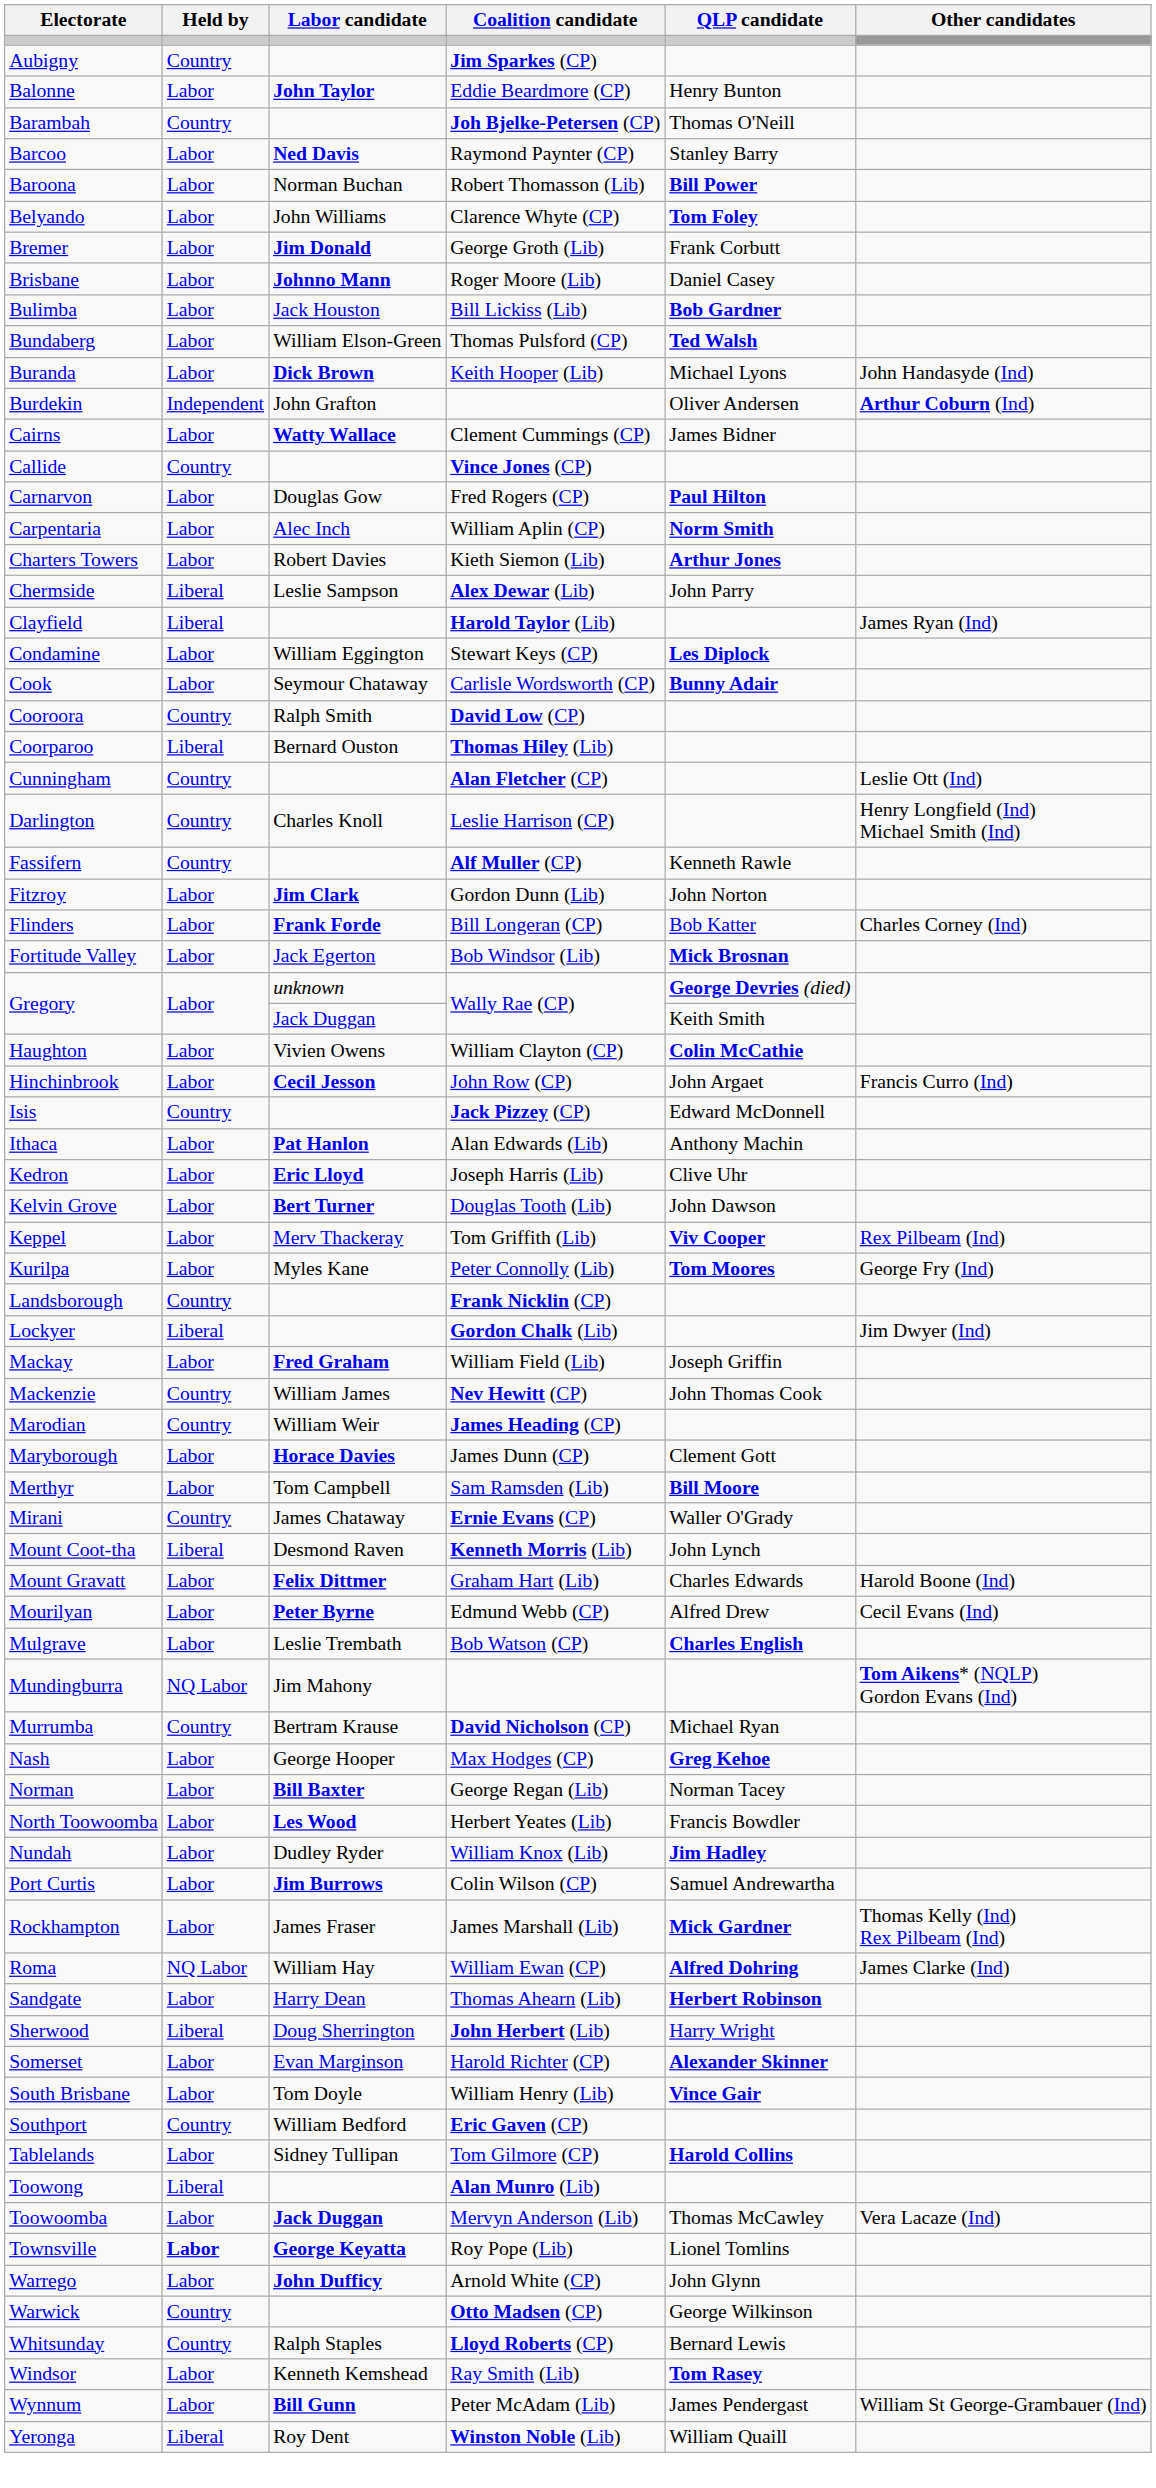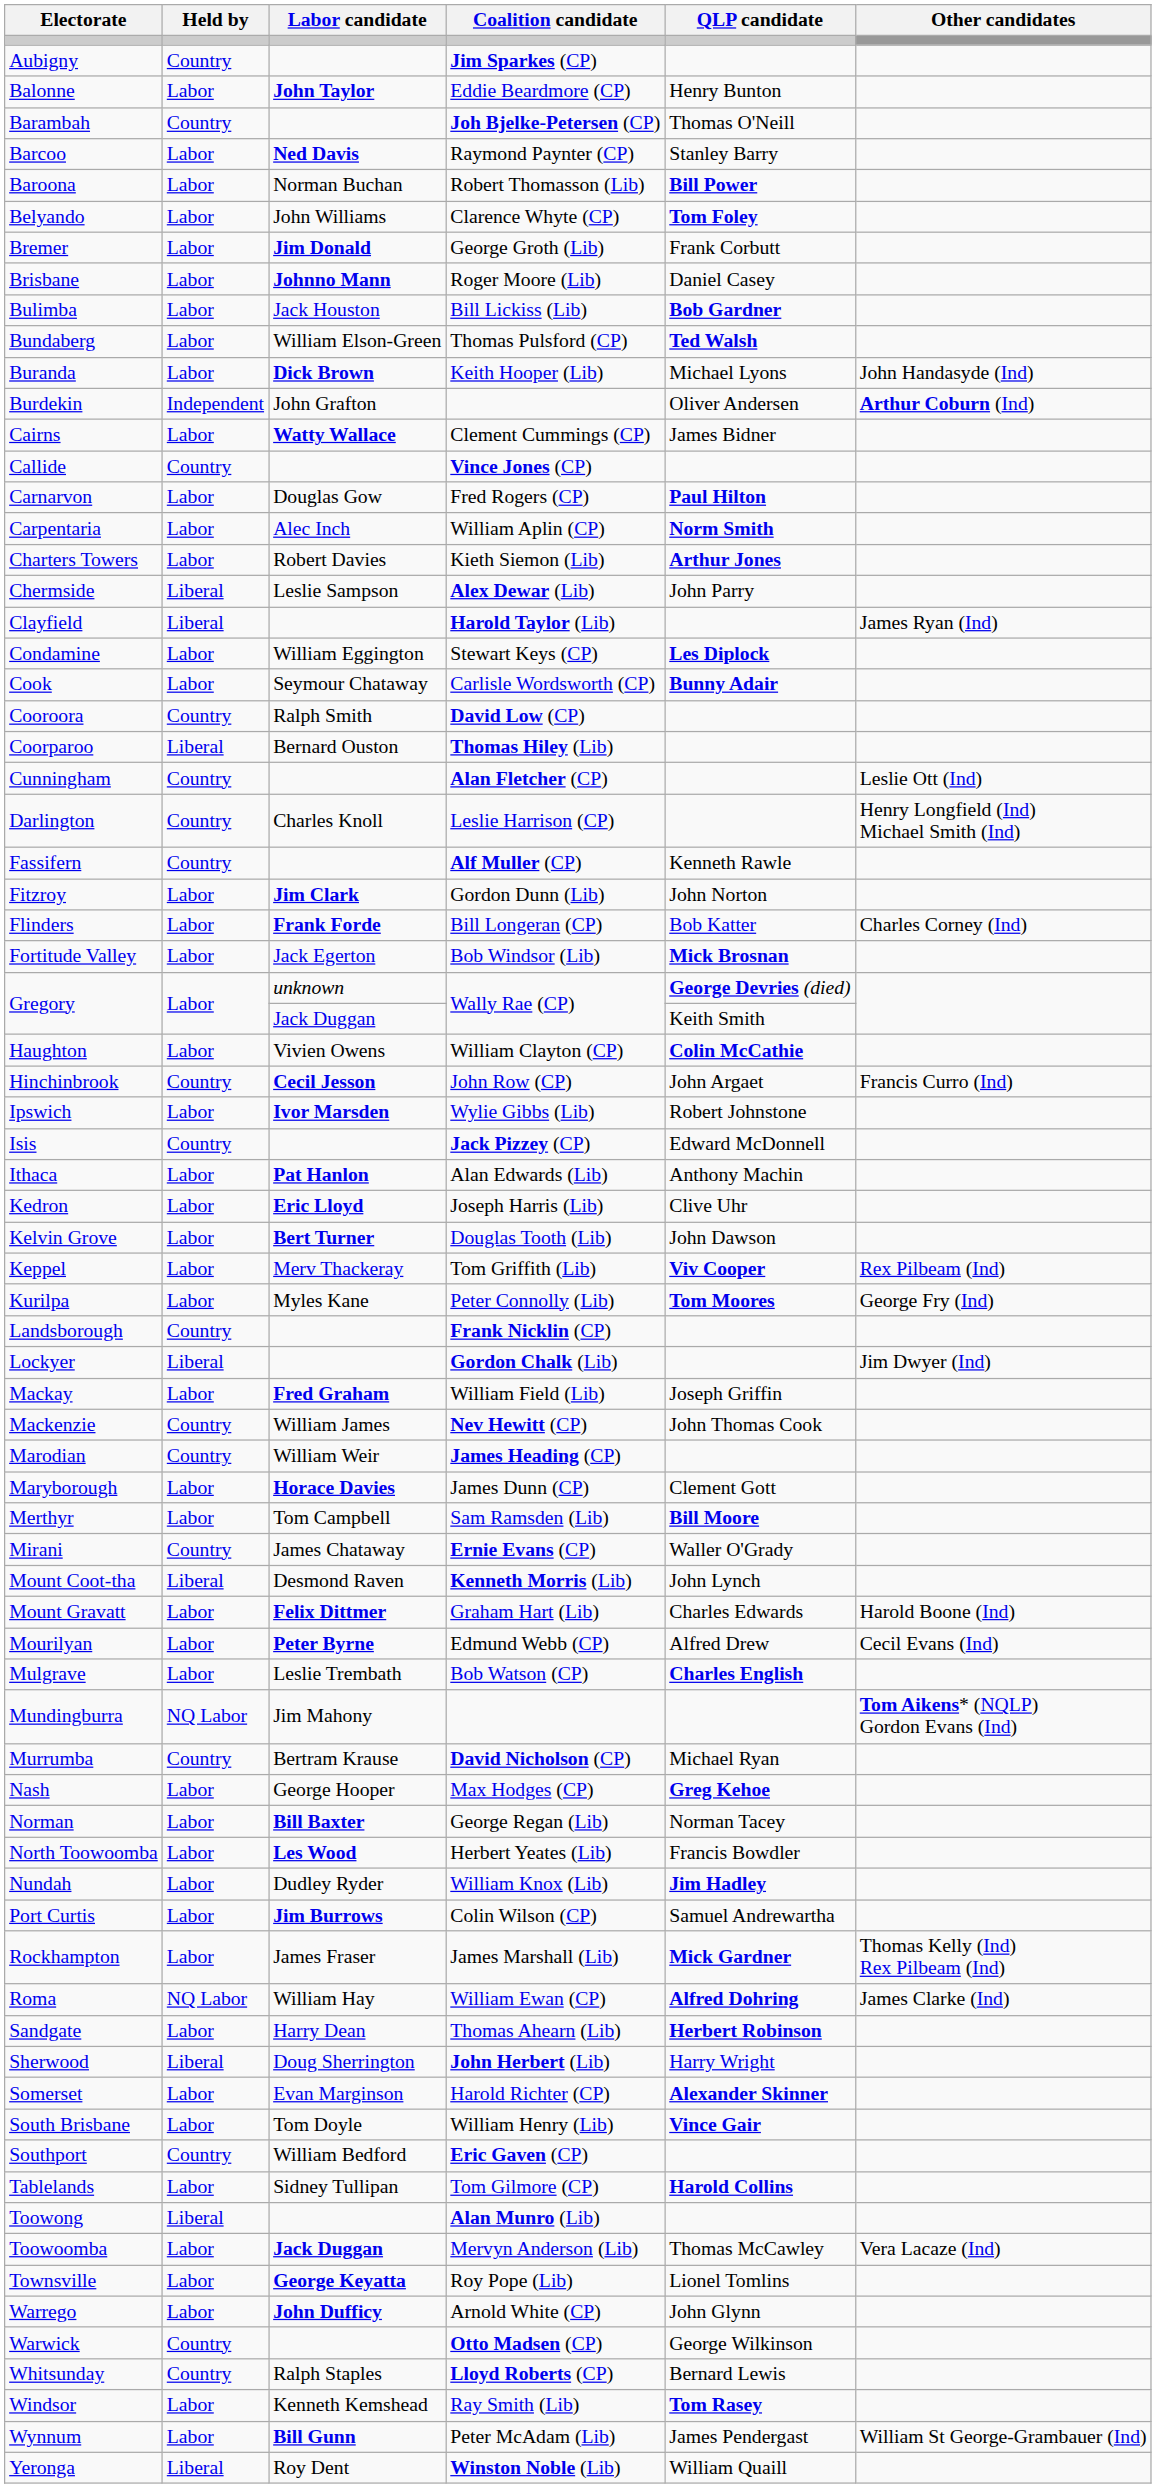(190, 1081) Labor -> (199, 1081) Country
+ row: (40, 1112)
(193, 2249) bold -> (190, 2280) normal
